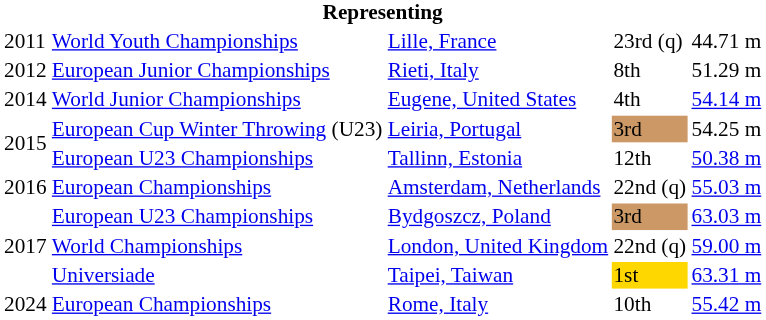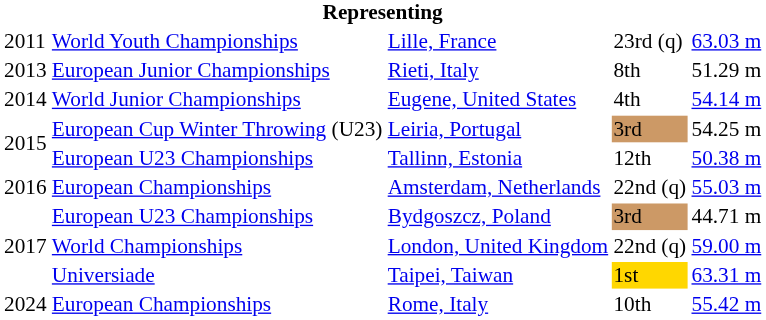(726, 41) 44.71 m -> (726, 41) 63.03 m
(25, 70) 2012 -> (25, 70) 2013
(726, 216) 63.03 m -> (726, 216) 44.71 m
